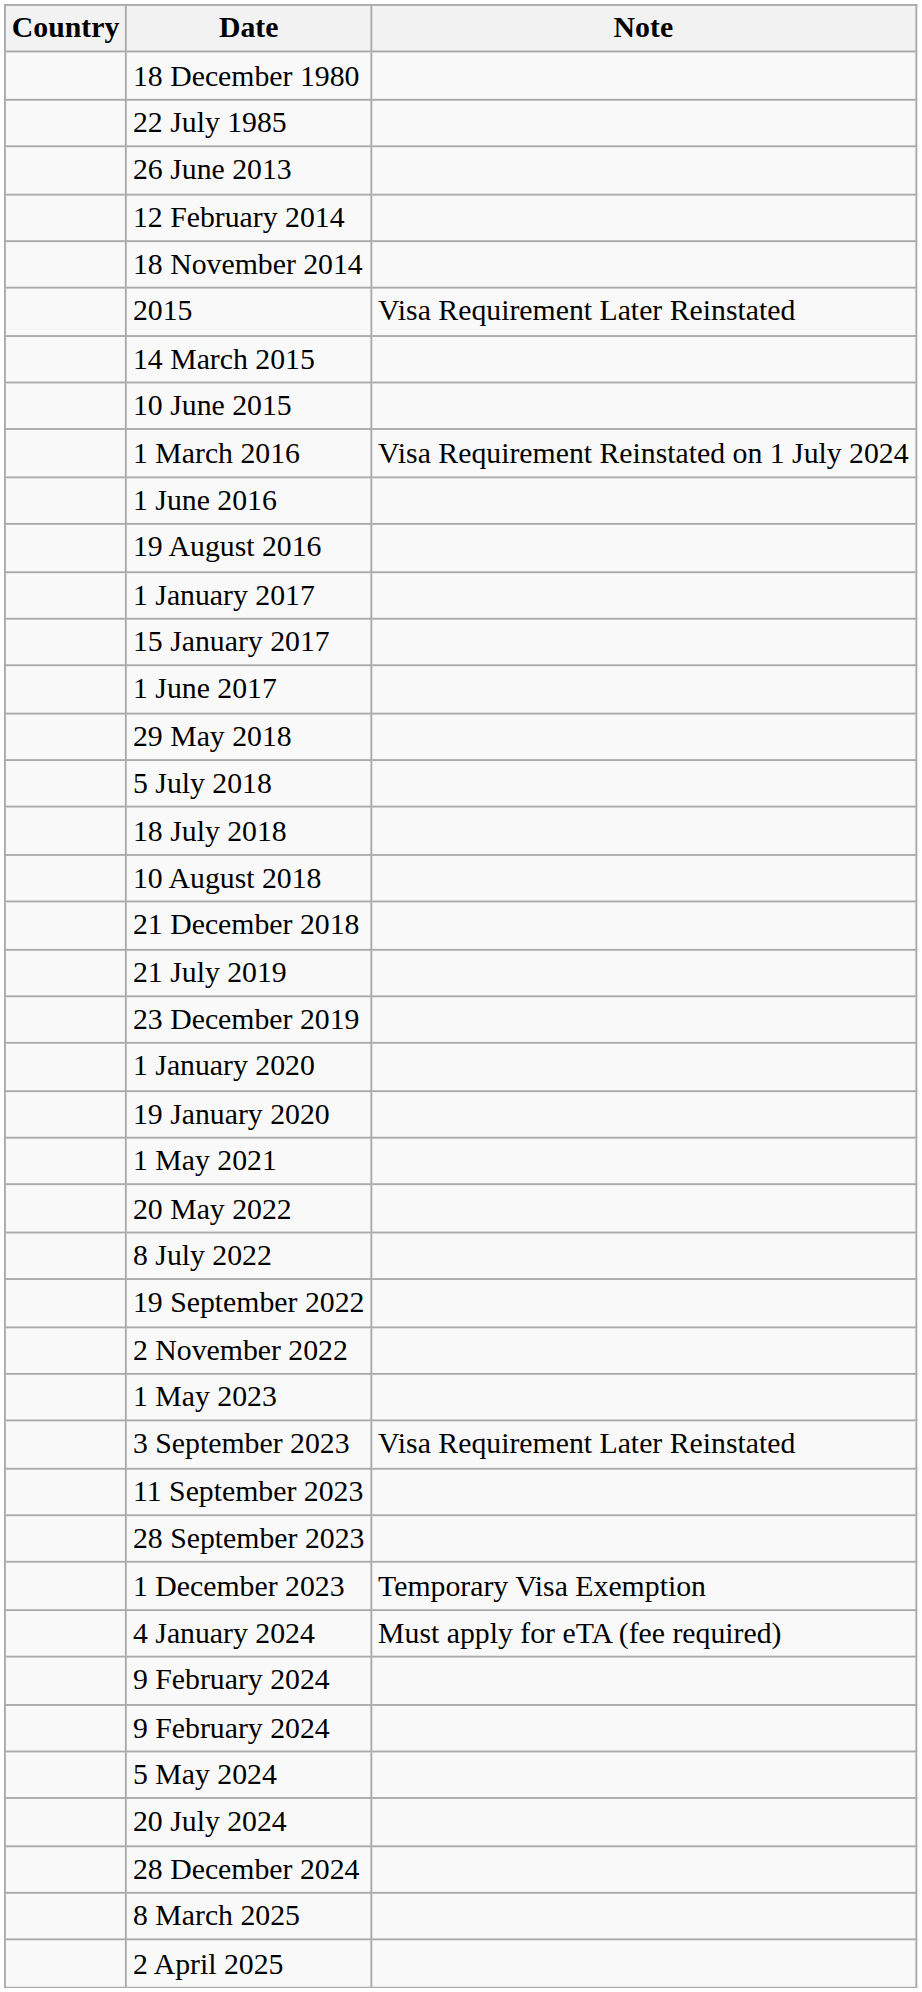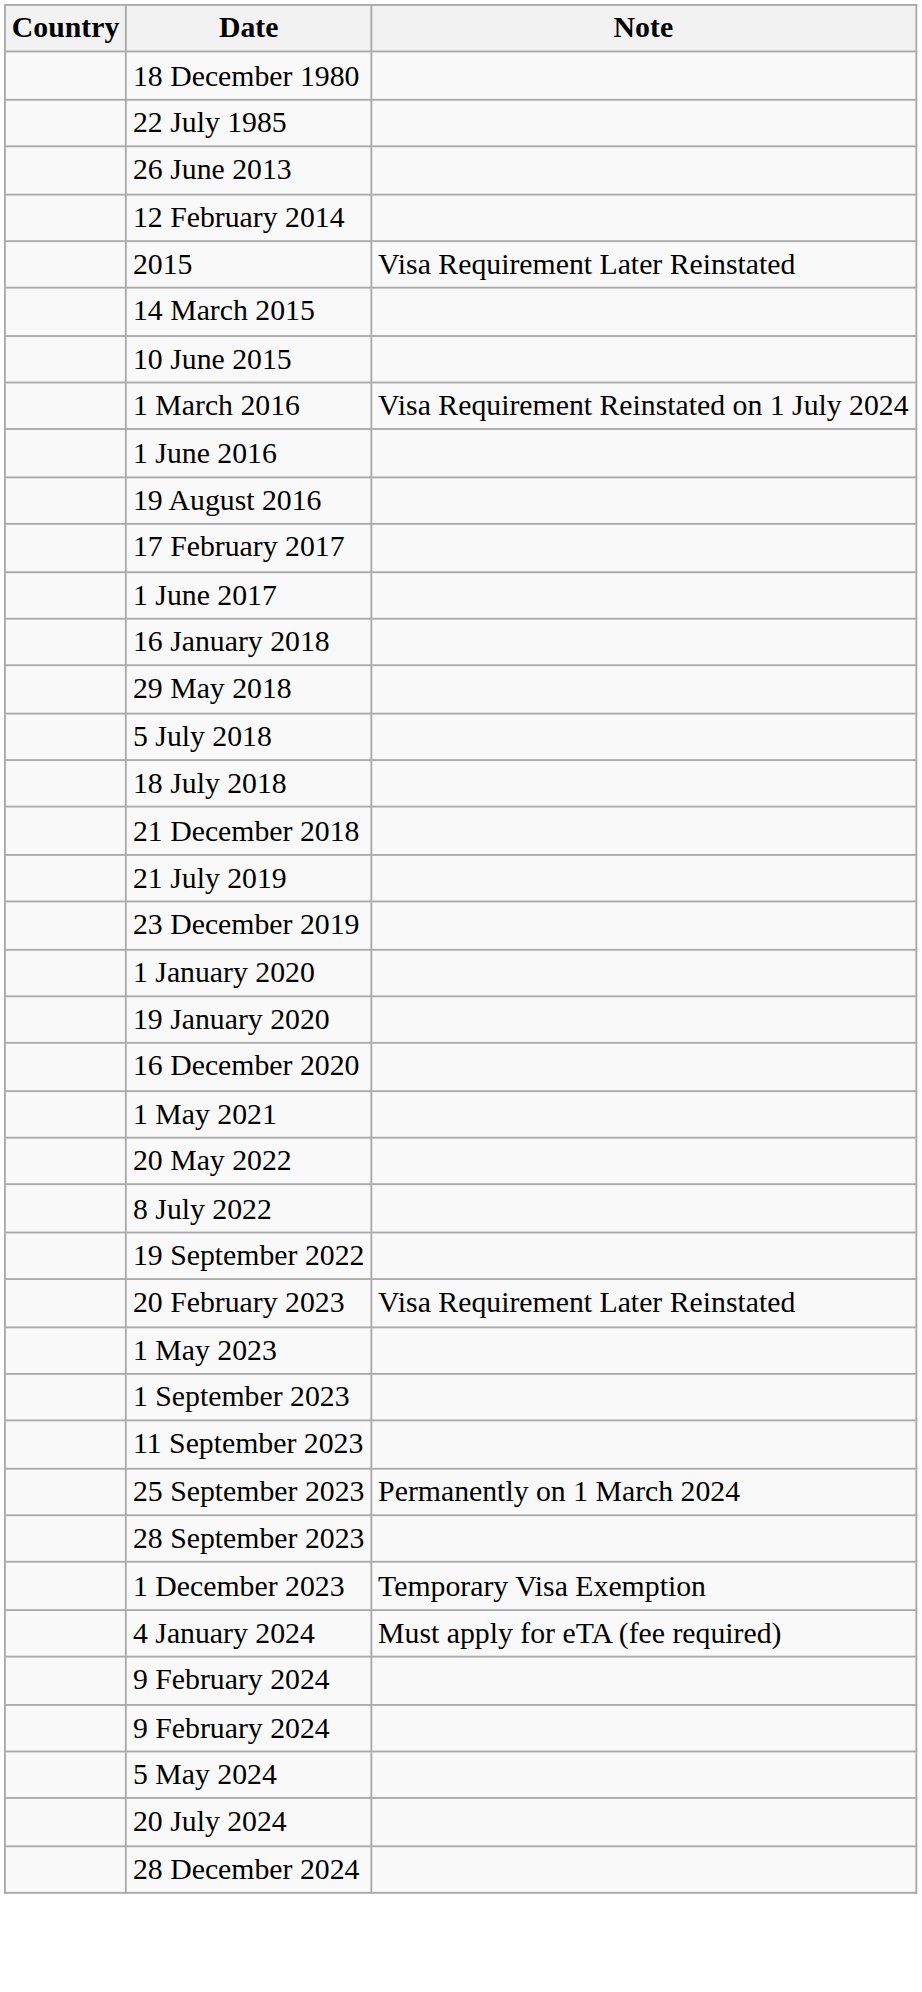- row: (248, 264)
- row: (224, 594)
- row: (231, 641)
+ row: (239, 547)
+ row: (231, 641)
- row: (227, 877)
+ row: (246, 1066)
- row: (240, 1349)
+ row: (239, 1302)
+ row: (241, 1396)
- row: (241, 1444)
+ row: (249, 1491)
- row: (216, 1915)
- row: (208, 1963)
